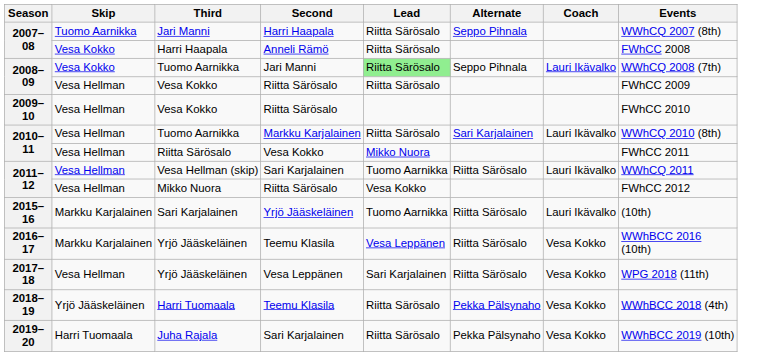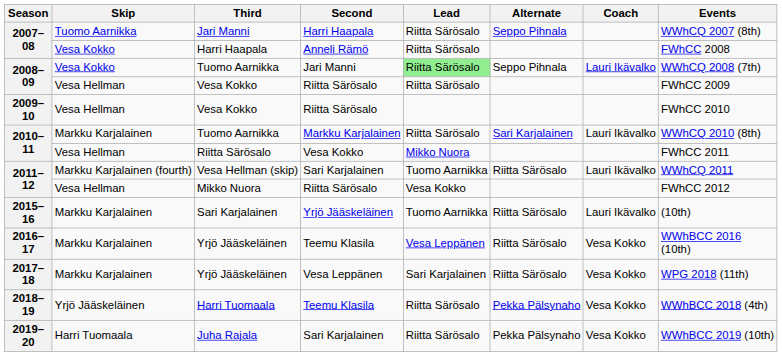(90, 134) Vesa Hellman -> (103, 134) Markku Karjalainen
(90, 170) Vesa Hellman -> (123, 170) Markku Karjalainen (fourth)
(90, 274) Vesa Hellman -> (103, 274) Markku Karjalainen
